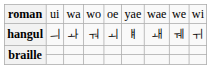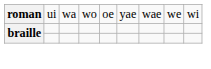- row: (25, 34)
